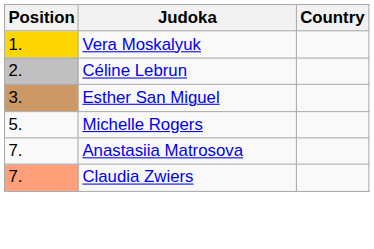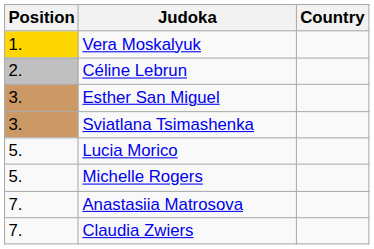+ row: (168, 124)
+ row: (130, 151)
(15, 177) lightsalmon background -> (15, 230) no background
